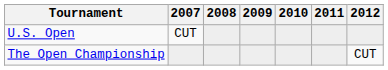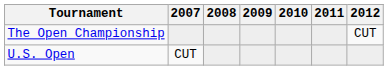rows swapped: (41, 35) <-> (86, 55)
